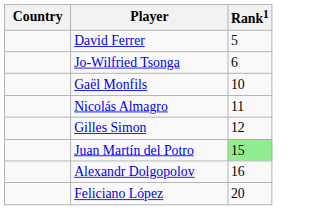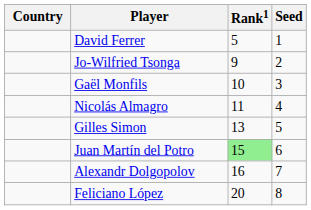+ column: (289, 17)
(234, 62) 6 -> (234, 62) 9
(238, 128) 12 -> (238, 128) 13
